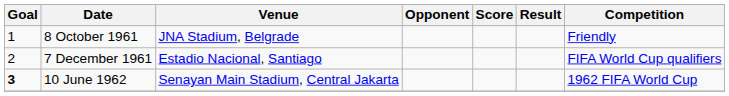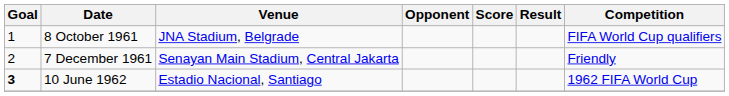(592, 36) Friendly -> (644, 36) FIFA World Cup qualifiers
(240, 58) Estadio Nacional, Santiago -> (279, 58) Senayan Main Stadium, Central Jakarta
(644, 58) FIFA World Cup qualifiers -> (592, 58) Friendly
(279, 79) Senayan Main Stadium, Central Jakarta -> (240, 79) Estadio Nacional, Santiago
